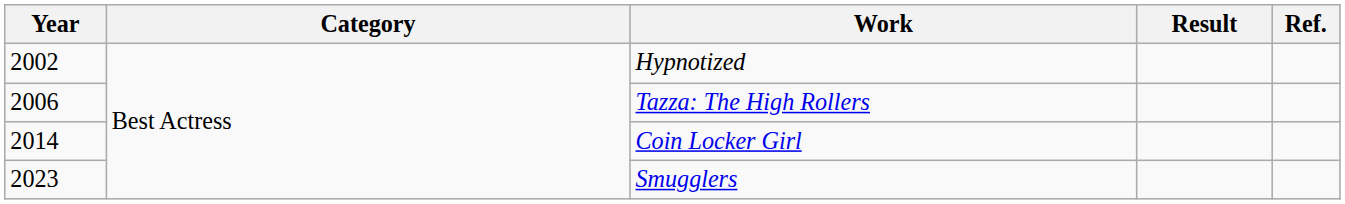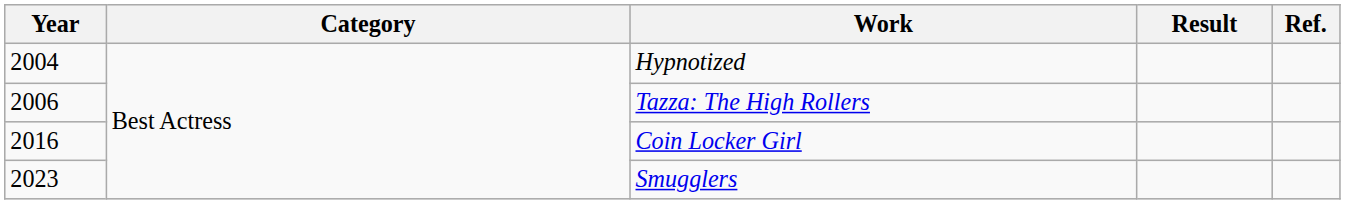(34, 62) 2002 -> (34, 62) 2004
(34, 140) 2014 -> (34, 140) 2016
